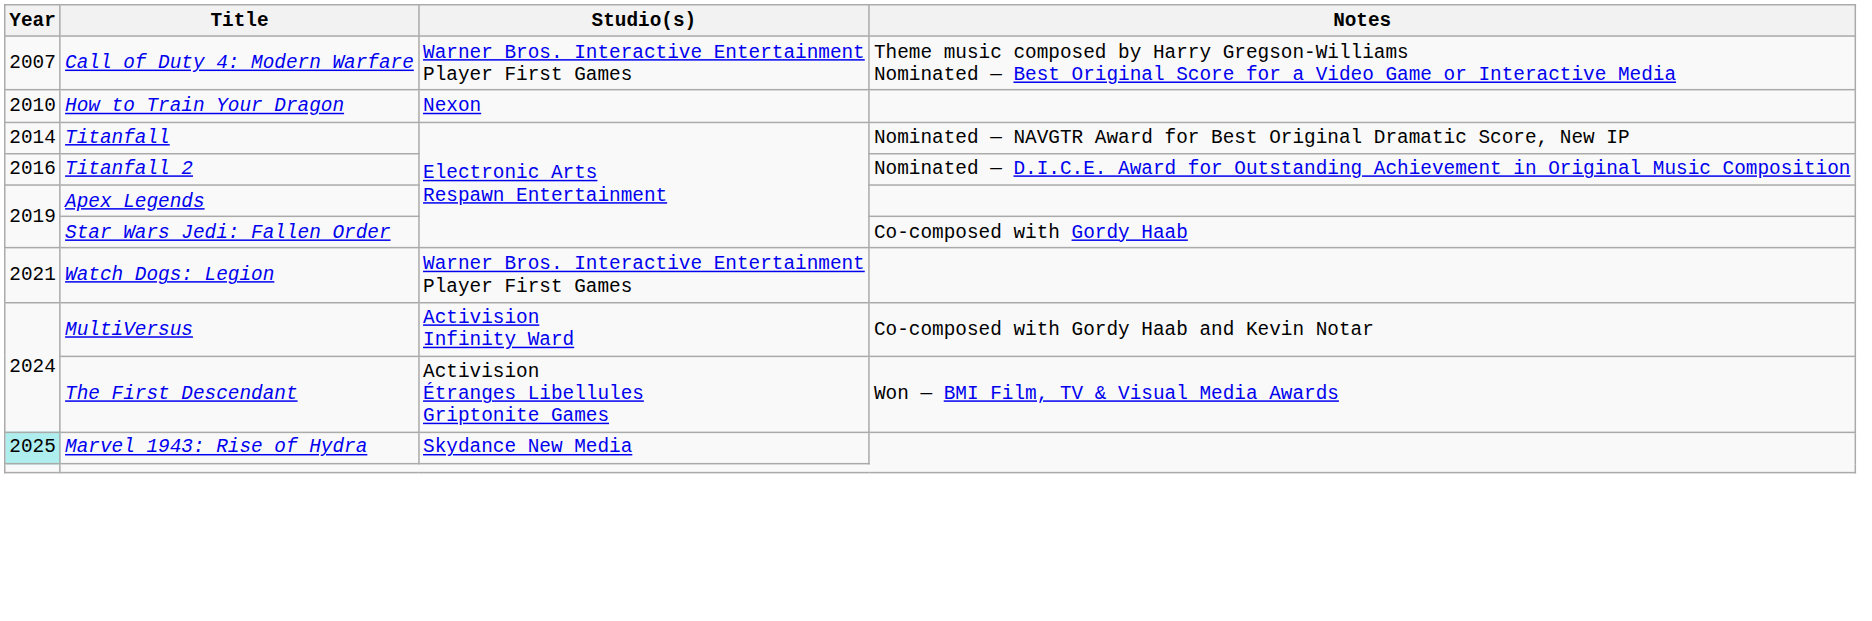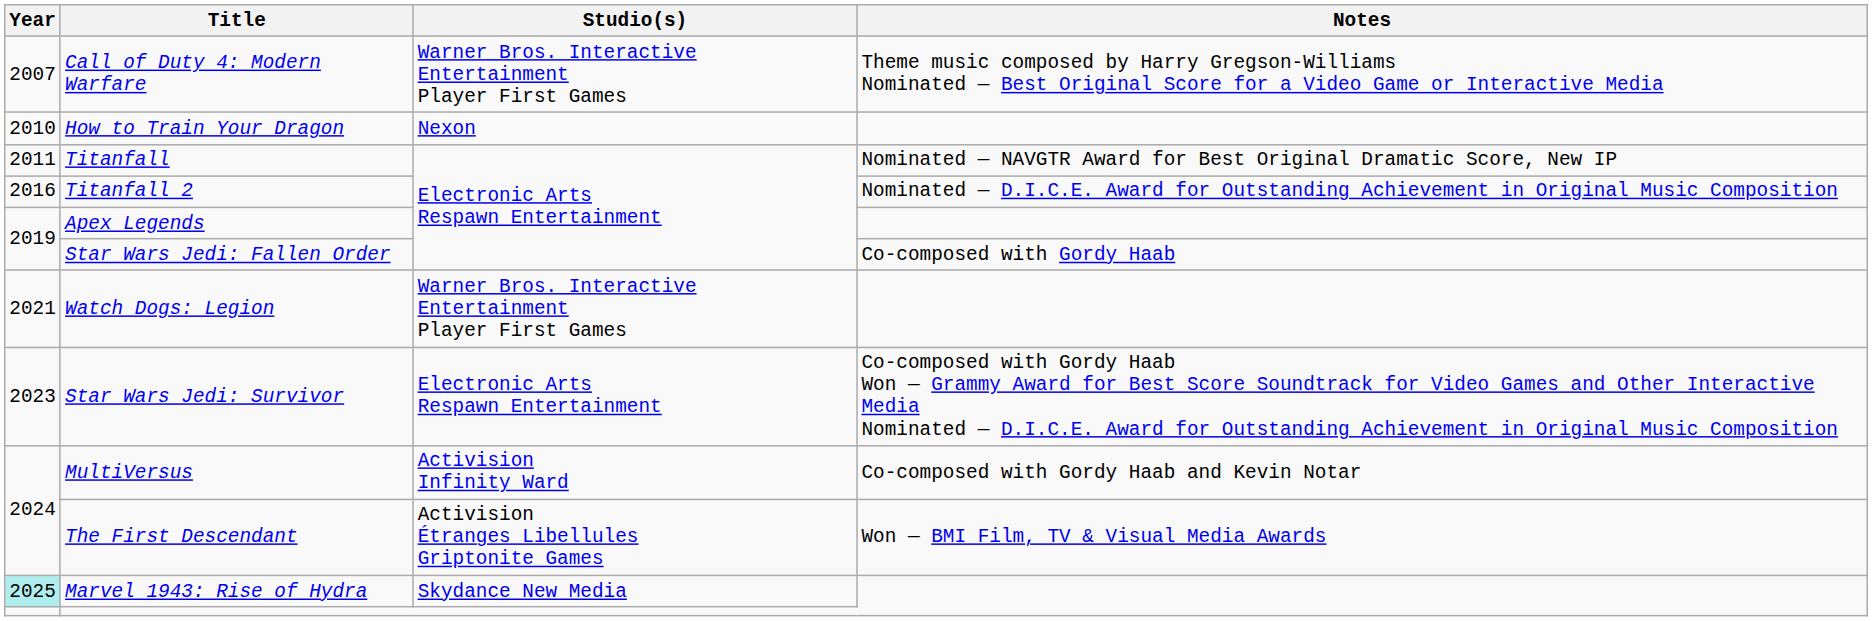(33, 138) 2014 -> (33, 160) 2011
+ row: (205, 396)
